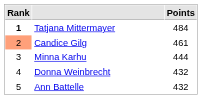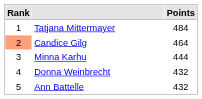(18, 28) bold -> (18, 28) normal
(181, 42) 461 -> (181, 42) 464
